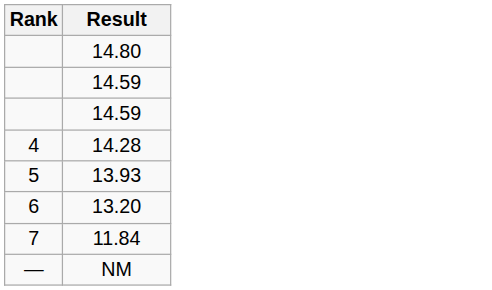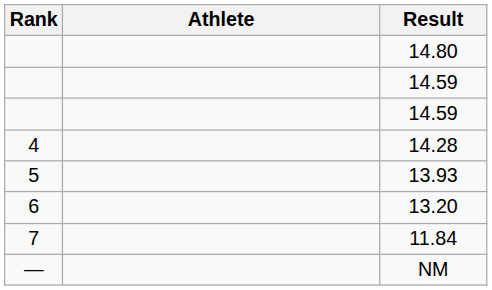+ column: (221, 20)
